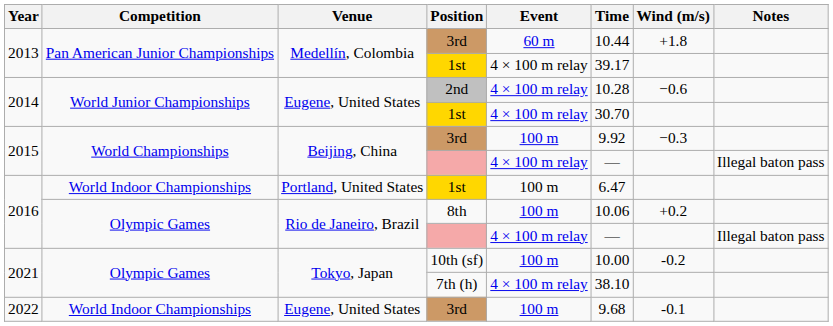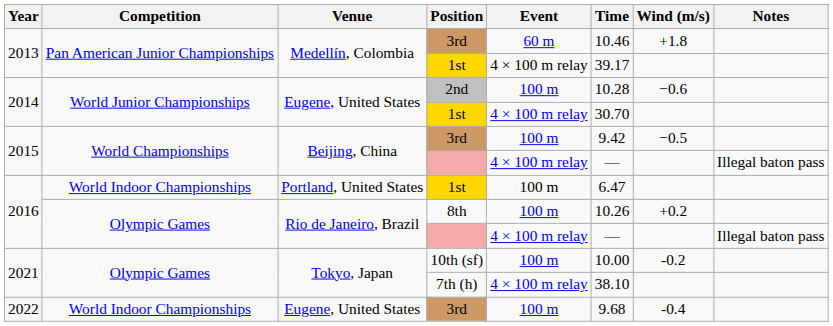(612, 41) 10.44 -> (612, 41) 10.46
(539, 89) 4 × 100 m relay -> (539, 89) 100 m
(612, 138) 9.92 -> (612, 138) 9.42
(673, 138) −0.3 -> (673, 138) −0.5
(612, 211) 10.06 -> (612, 211) 10.26
(673, 308) -0.1 -> (673, 308) -0.4
